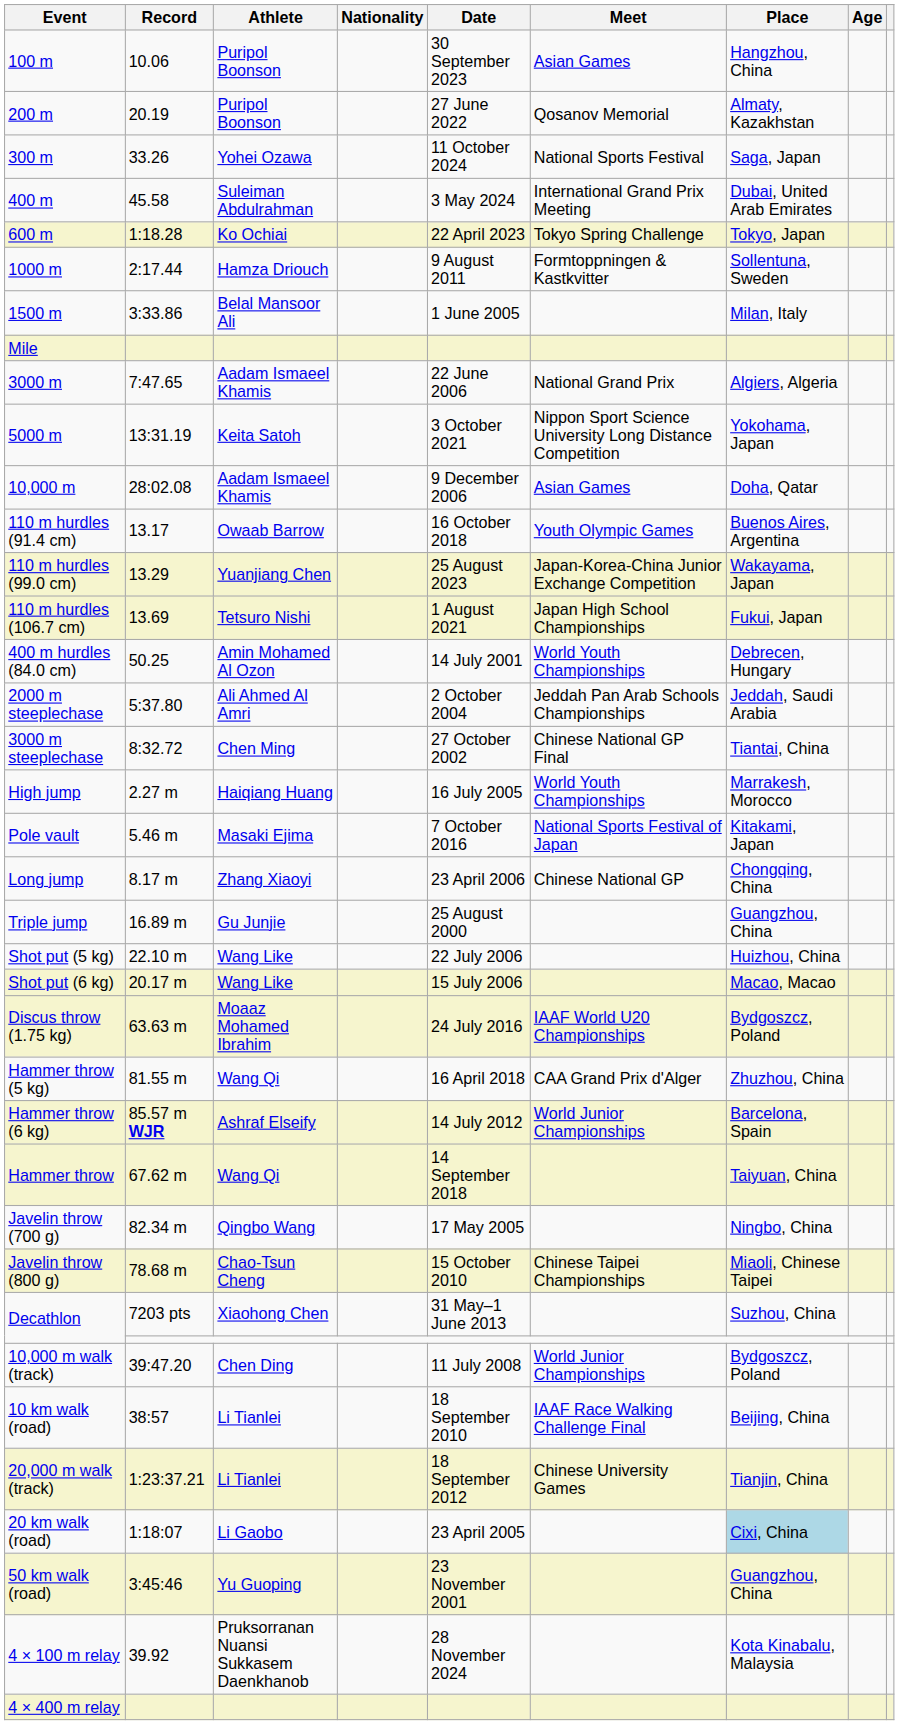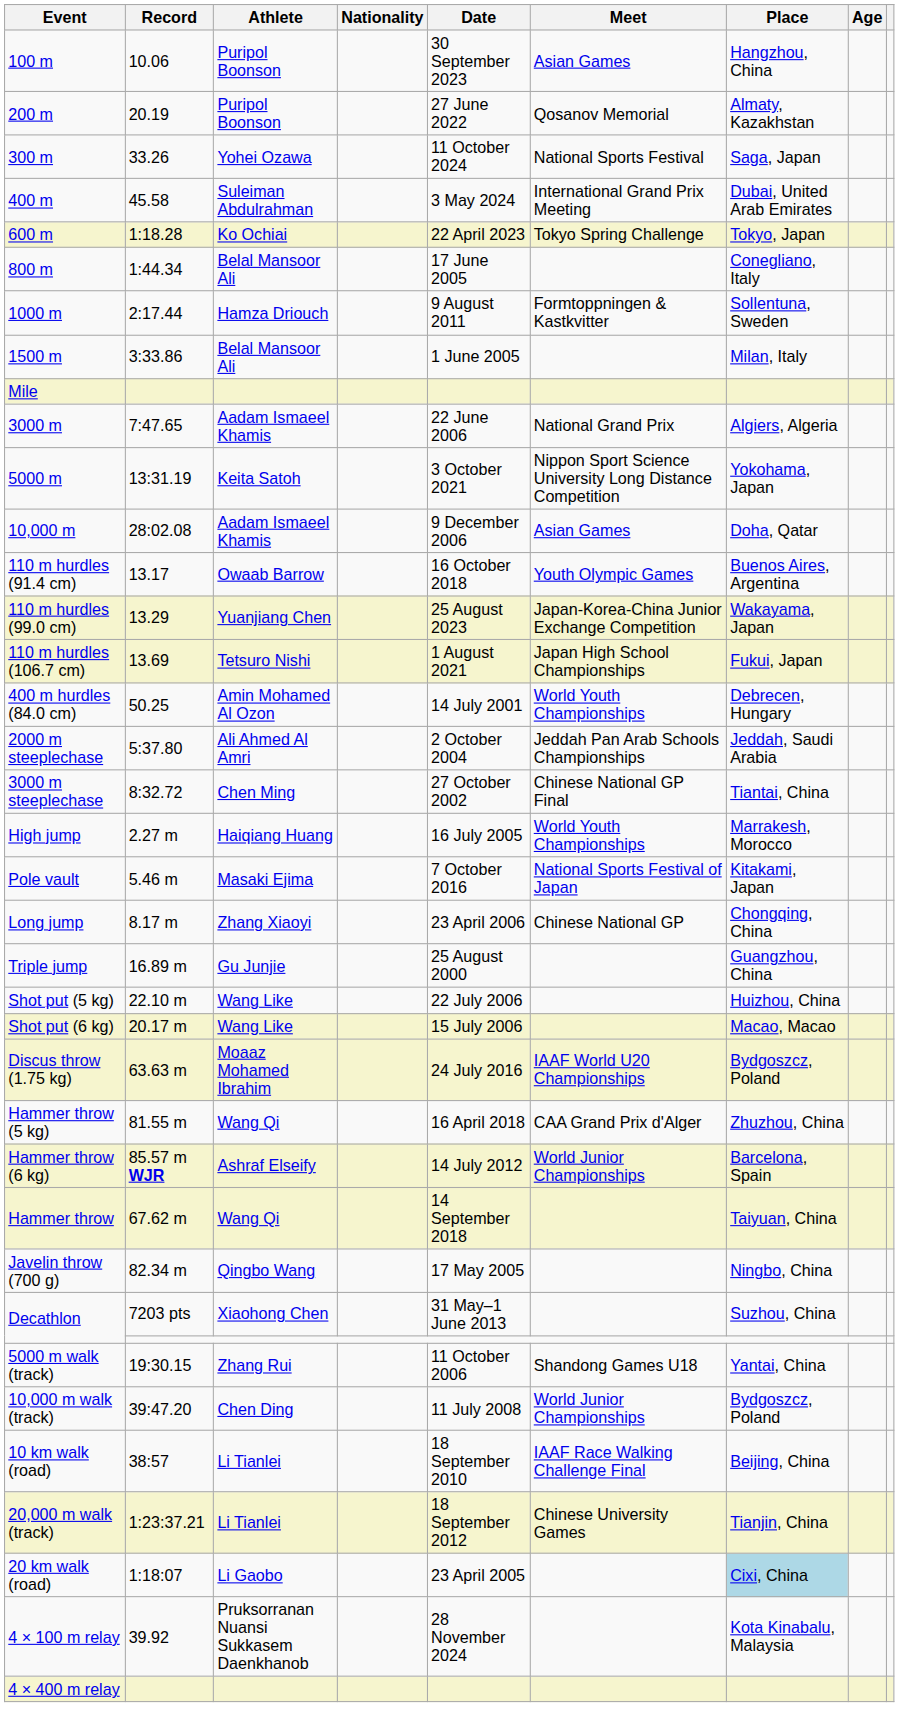+ row: (31, 270)
- row: (55, 1271)
+ row: (53, 1365)
- row: (49, 1584)
